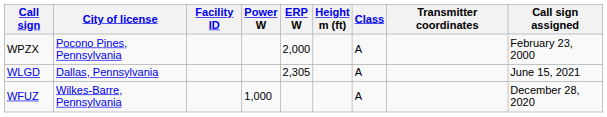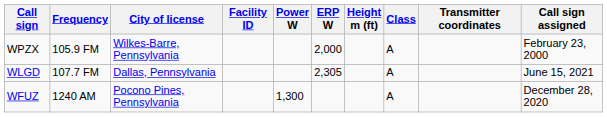+ column: (80, 19)
(92, 49) Pocono Pines, Pennsylvania -> (146, 49) Wilkes-Barre, Pennsylvania
(89, 96) Wilkes-Barre, Pennsylvania -> (149, 96) Pocono Pines, Pennsylvania
(258, 96) 1,000 -> (290, 96) 1,300
